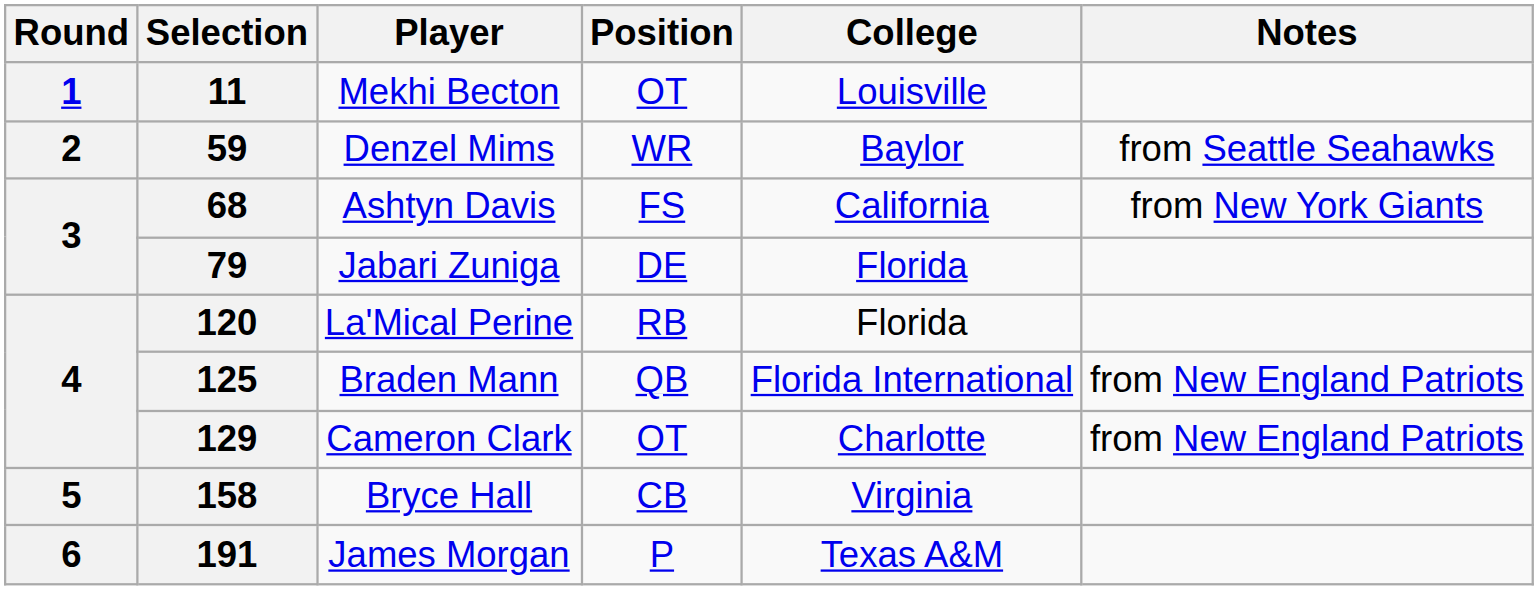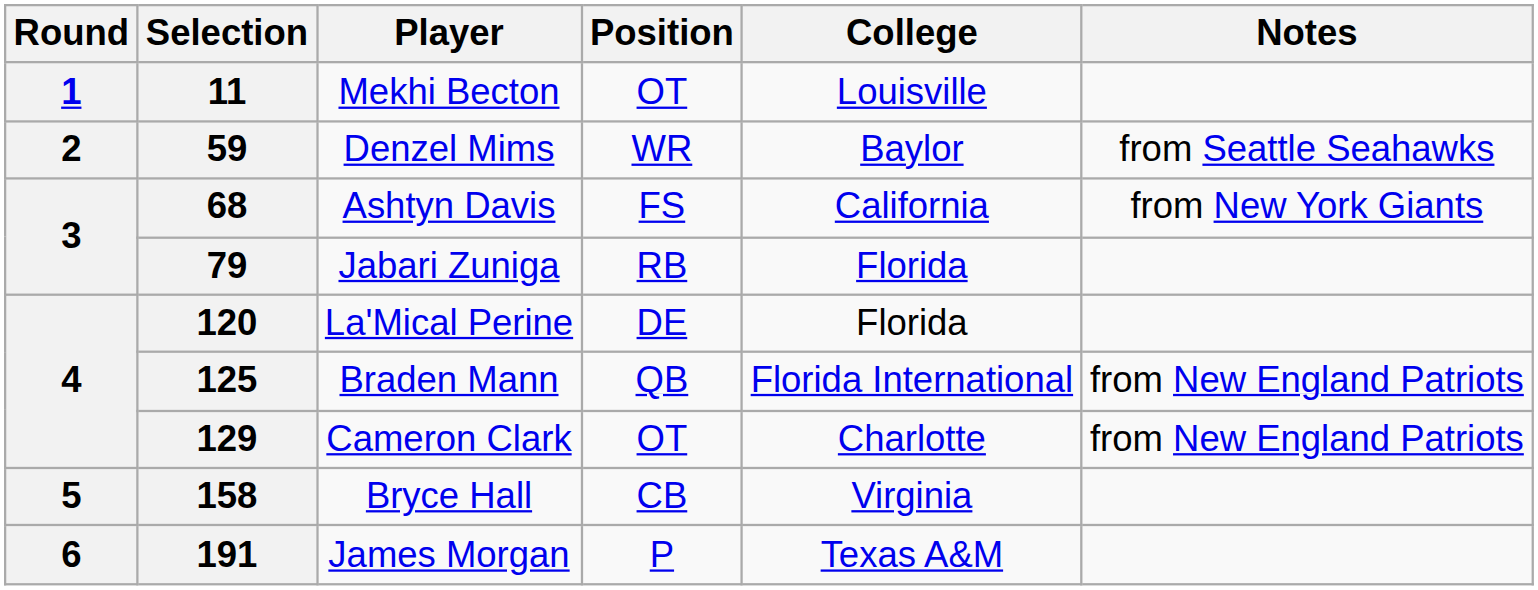(662, 264) DE -> (662, 264) RB
(662, 322) RB -> (662, 322) DE
